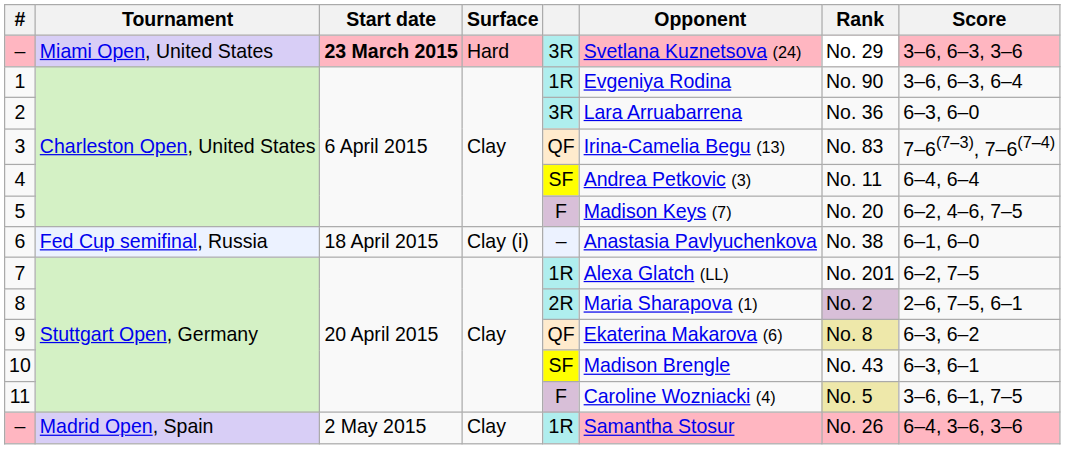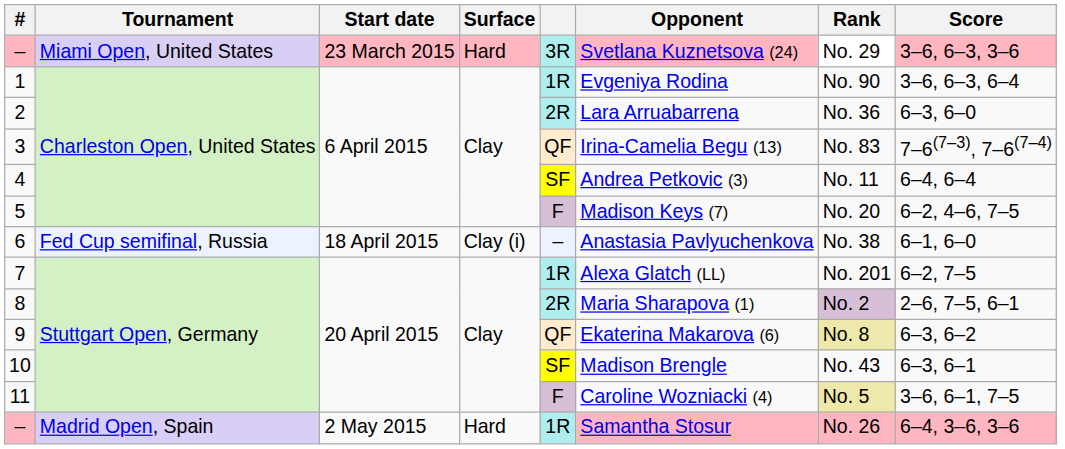(391, 50) bold -> (390, 50) normal
(561, 112) 3R -> (558, 112) 2R
(486, 427) Clay -> (485, 427) Hard
